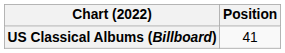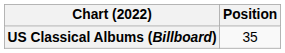(250, 37) 41 -> (250, 37) 35
